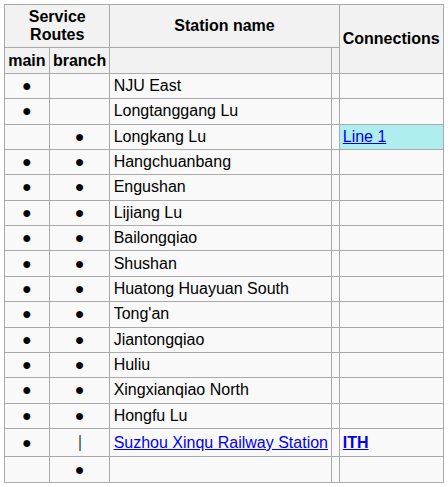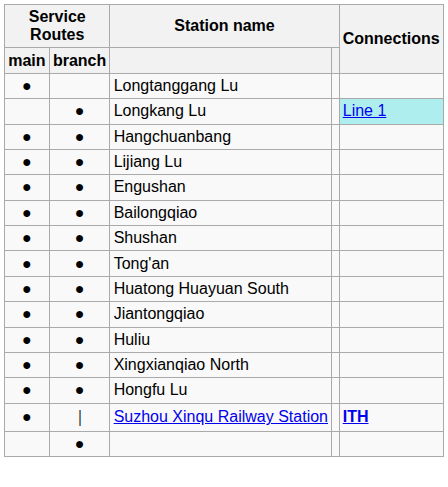- row: (147, 85)
rows swapped: (148, 212) <-> (150, 187)
rows swapped: (141, 314) <-> (201, 288)
